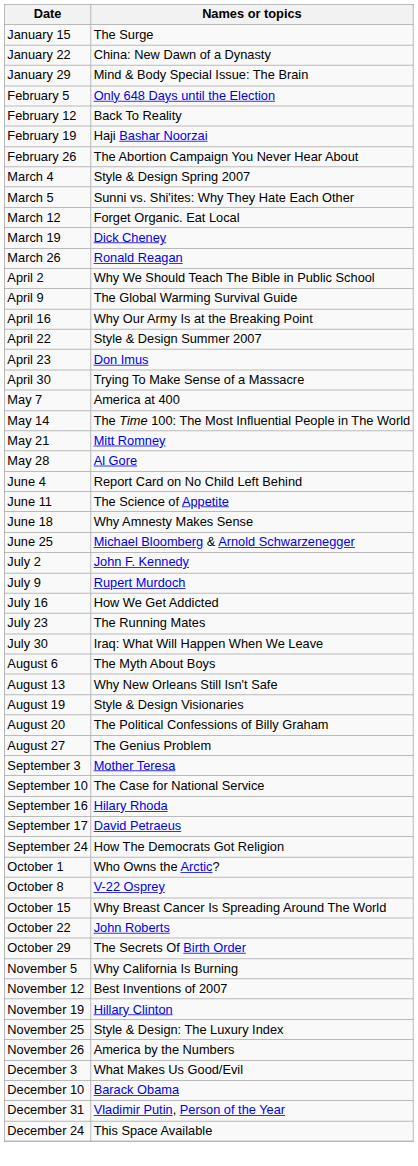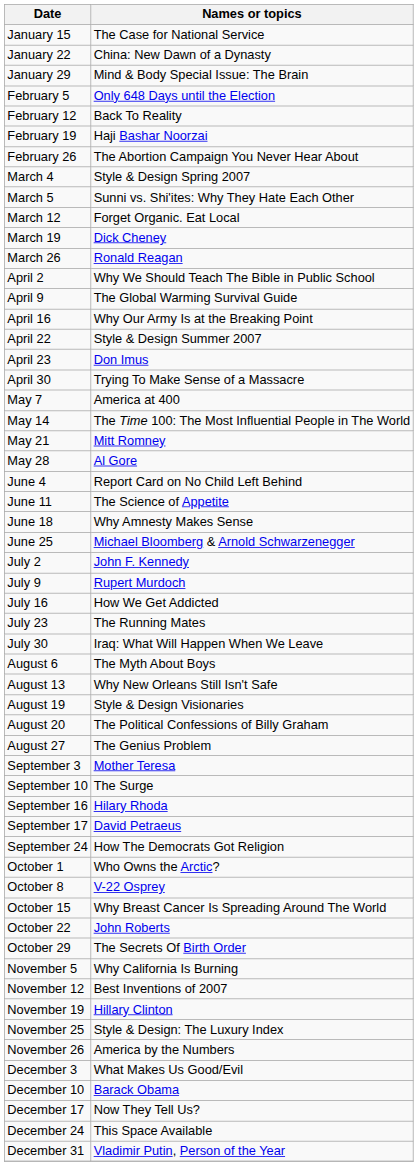(124, 34) The Surge -> (179, 34) The Case for National Service
(179, 786) The Case for National Service -> (124, 786) The Surge
+ row: (46, 1110)
rows swapped: (46, 1131) <-> (46, 1110)
